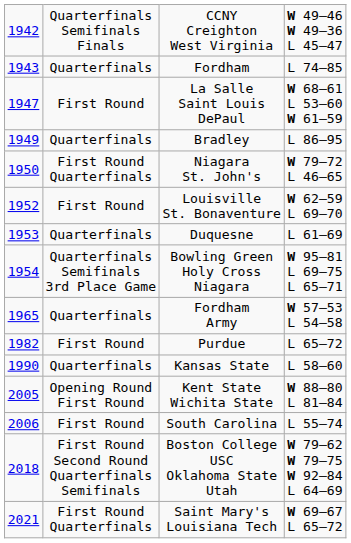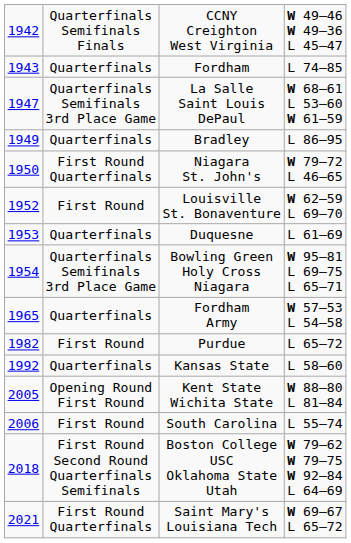(101, 103) First Round -> (101, 103) Quarterfinals Semifinals 3rd Place Game
(23, 366) 1990 -> (23, 366) 1992
